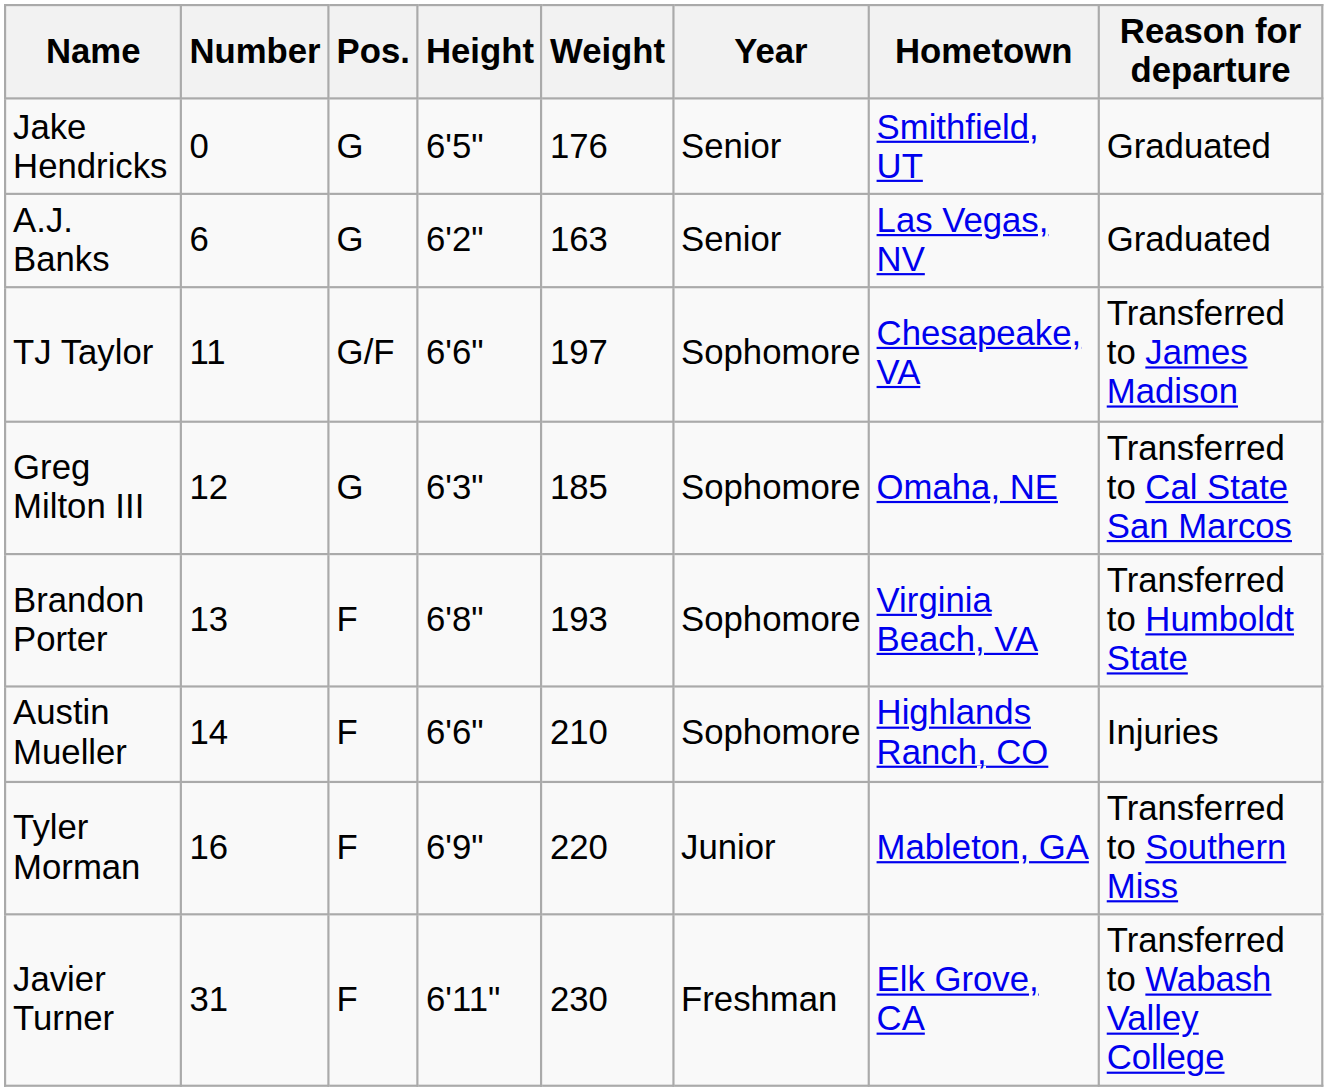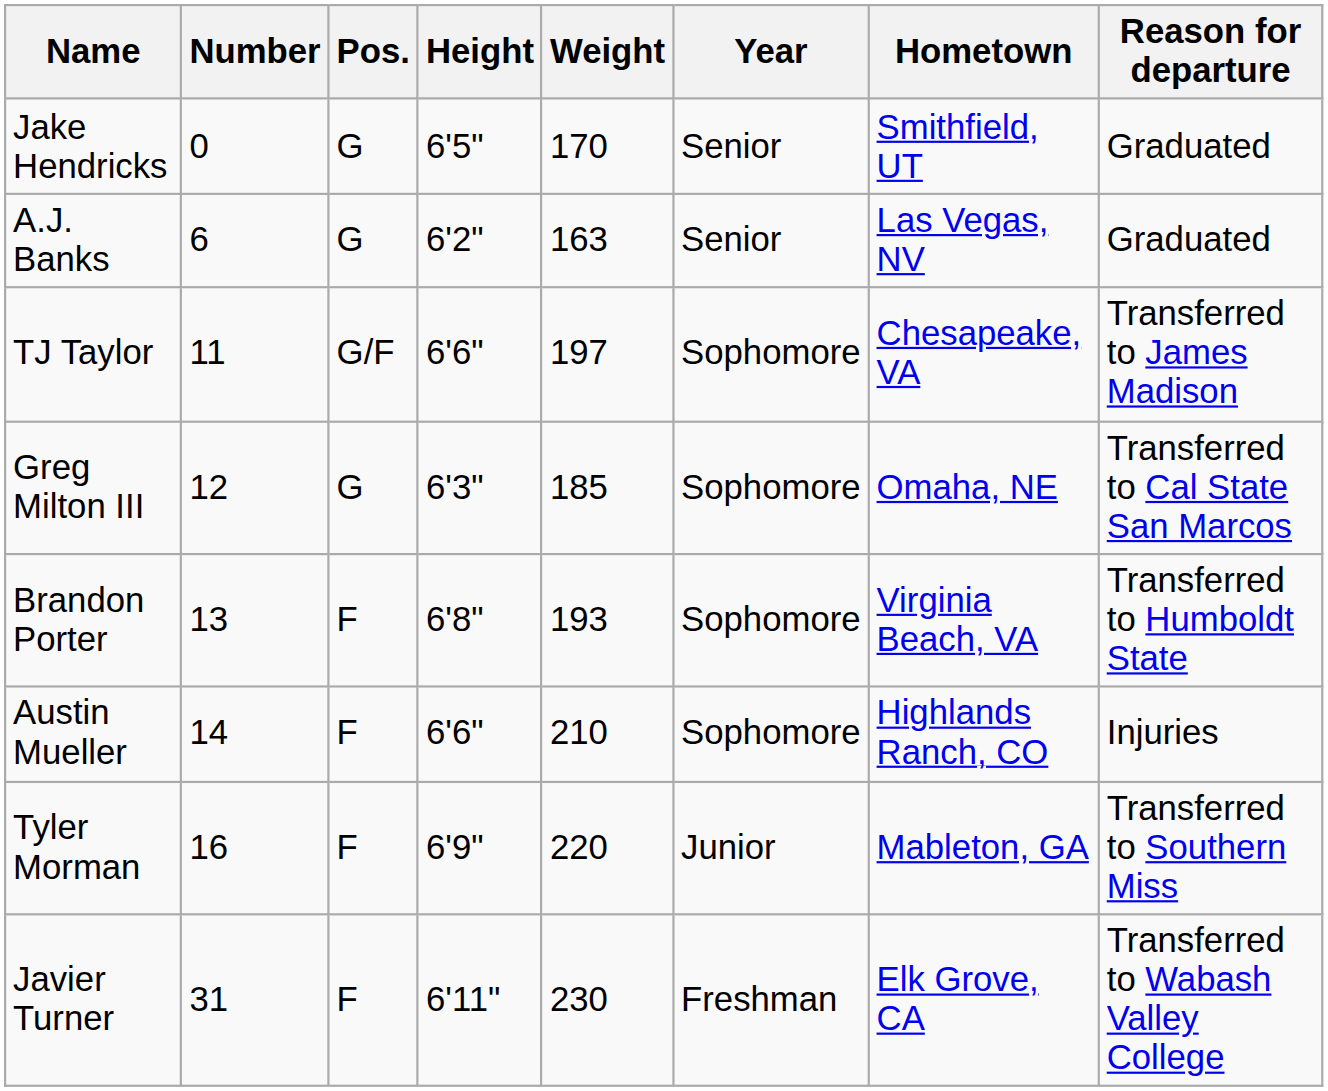(579, 145) 176 -> (579, 145) 170
